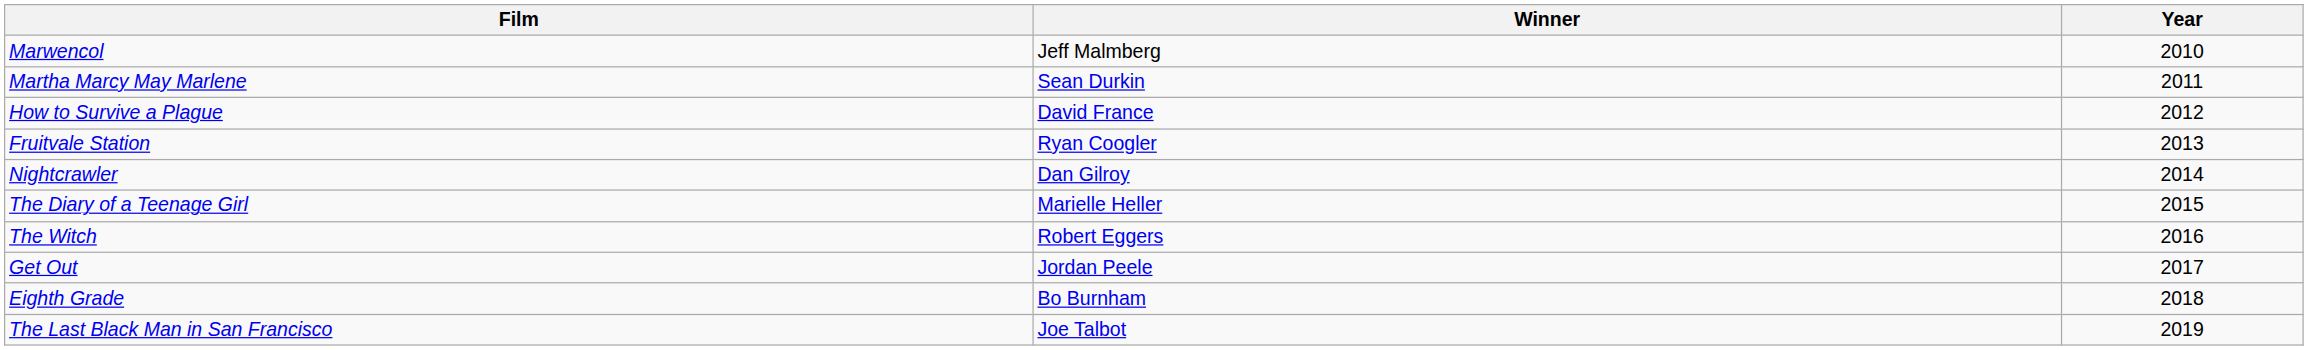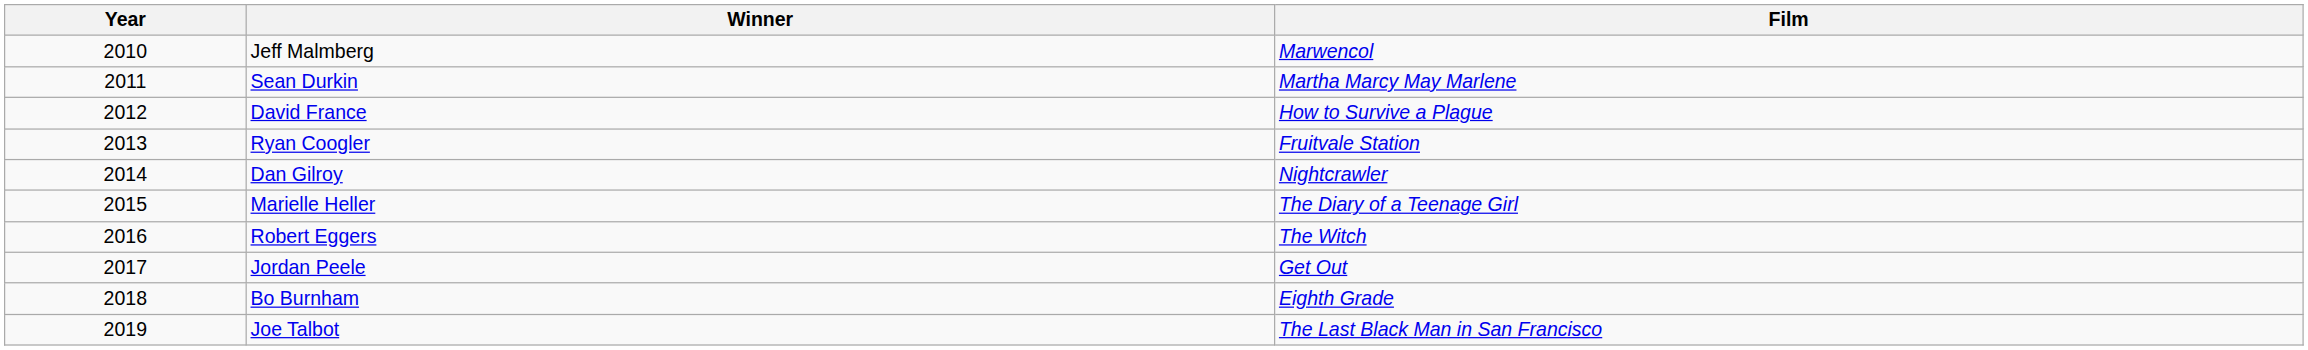columns swapped: (2182, 19) <-> (519, 19)
